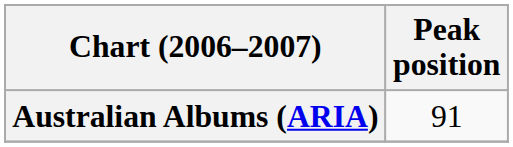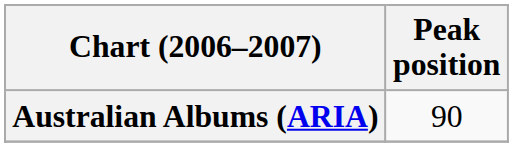(447, 115) 91 -> (447, 115) 90
